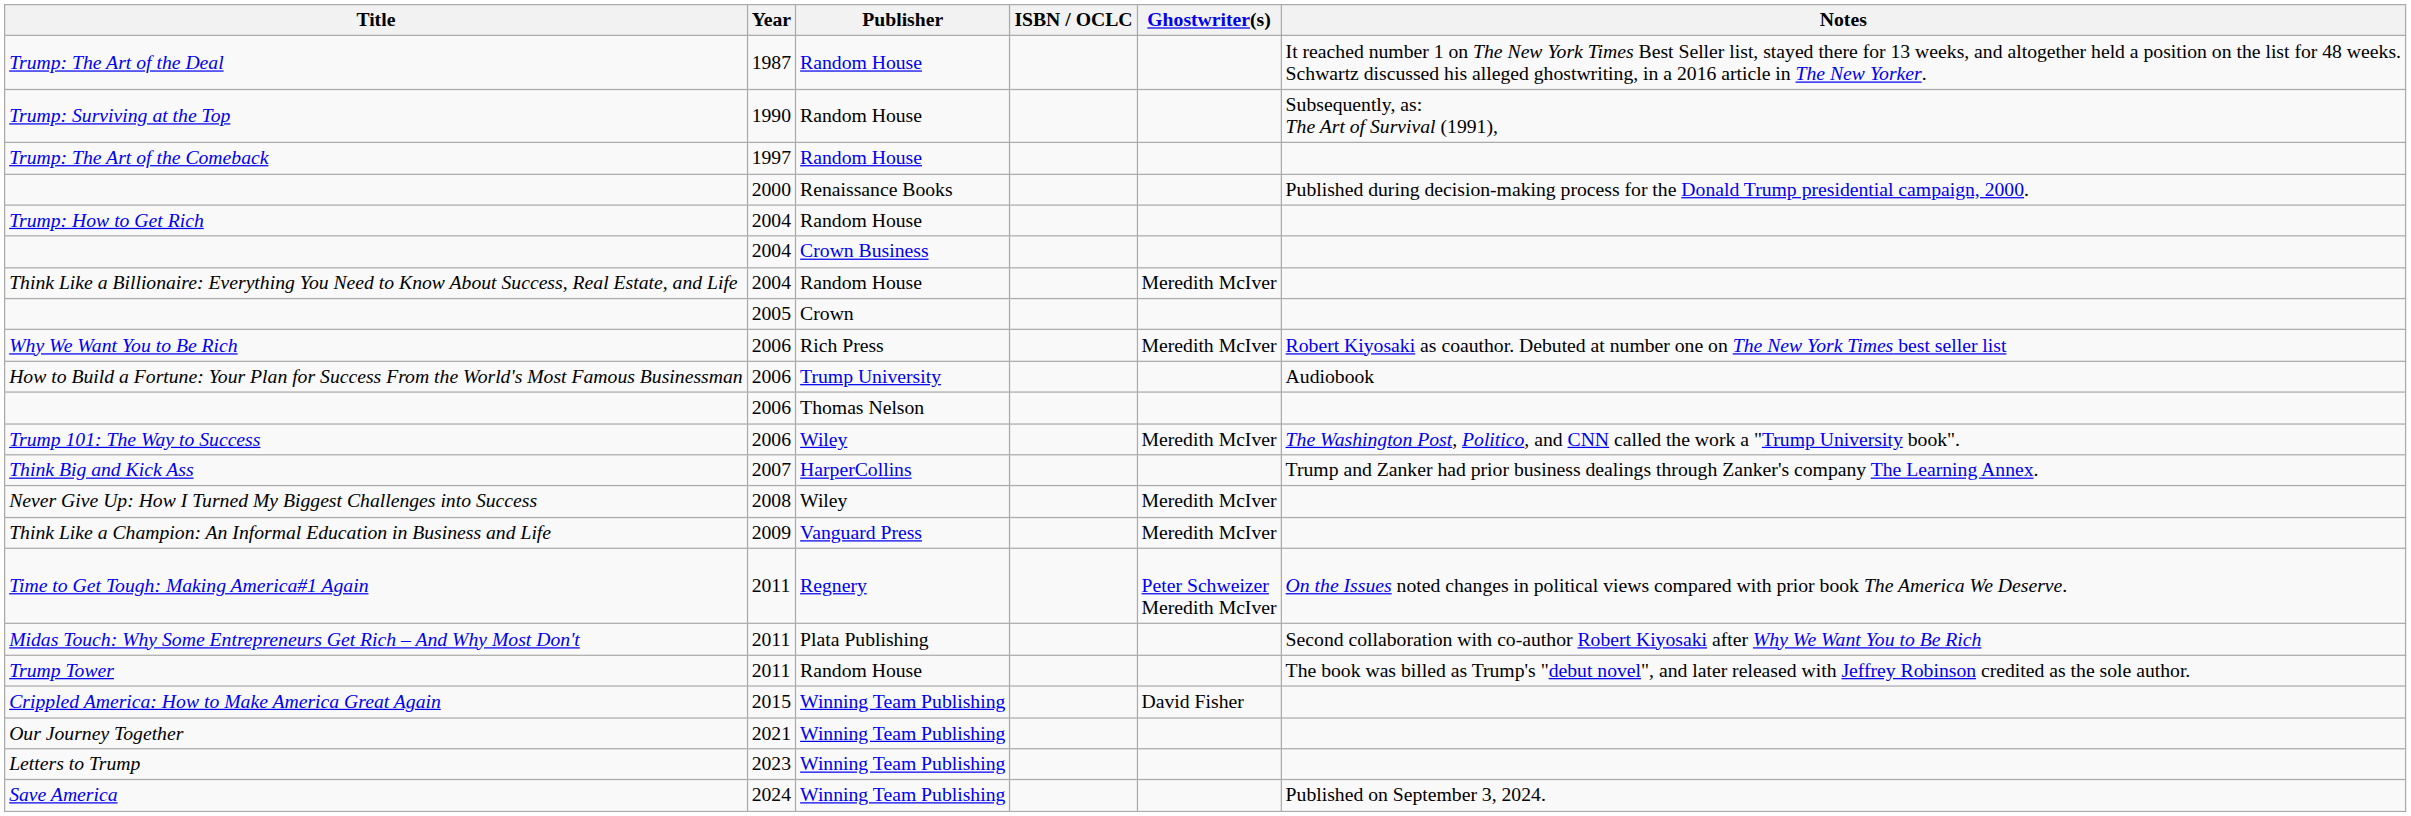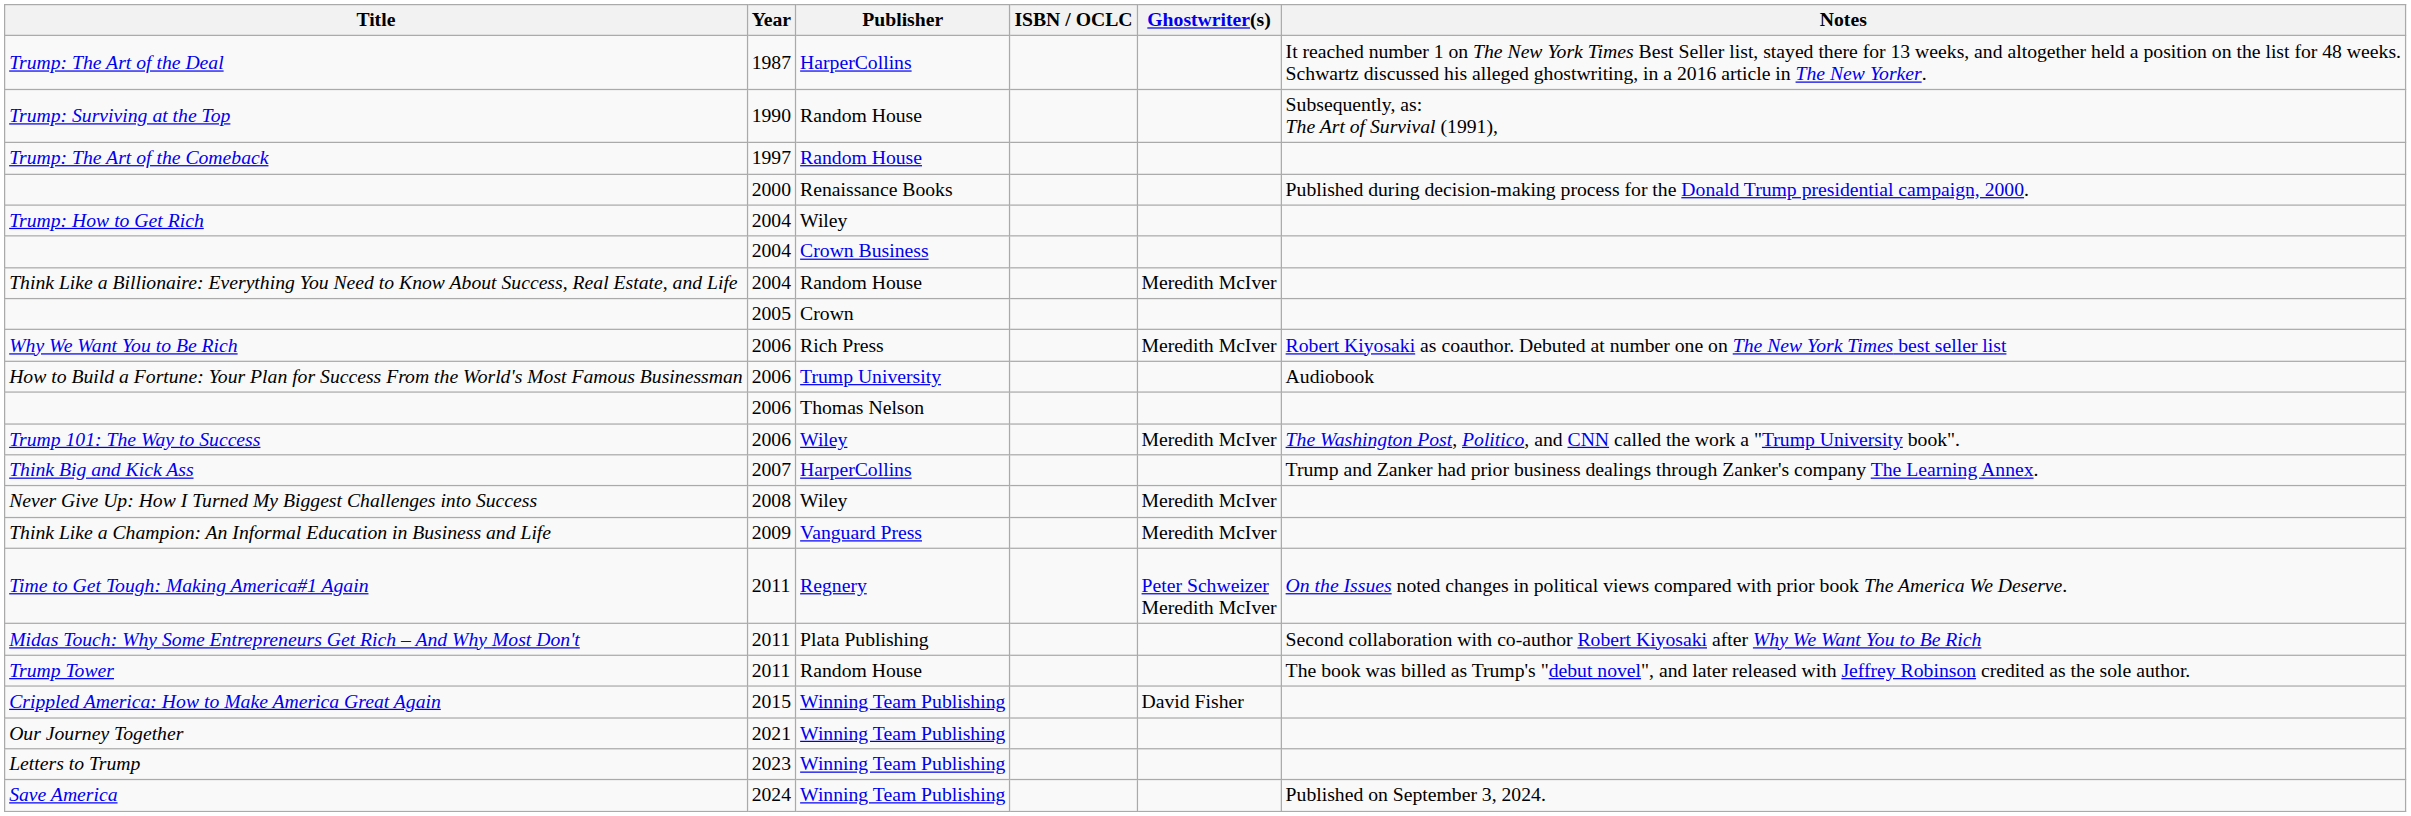(861, 62) Random House -> (856, 62) HarperCollins
(861, 220) Random House -> (824, 220) Wiley
